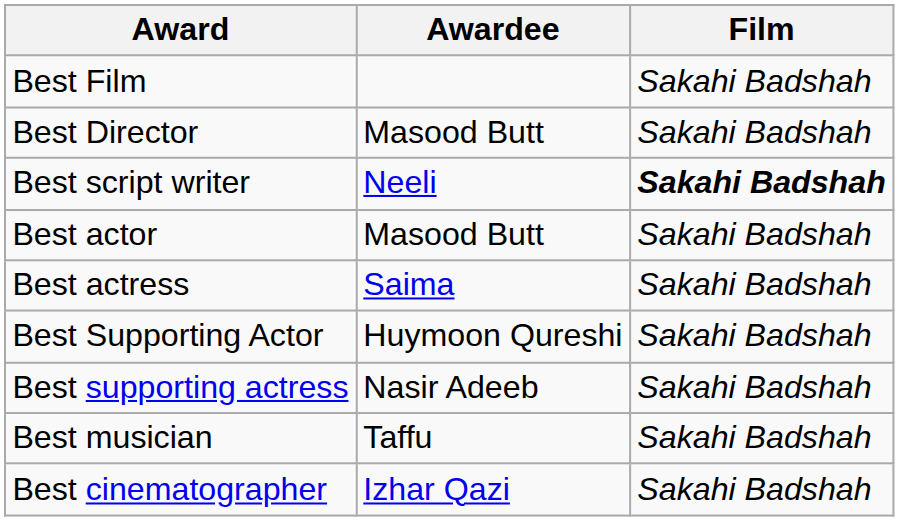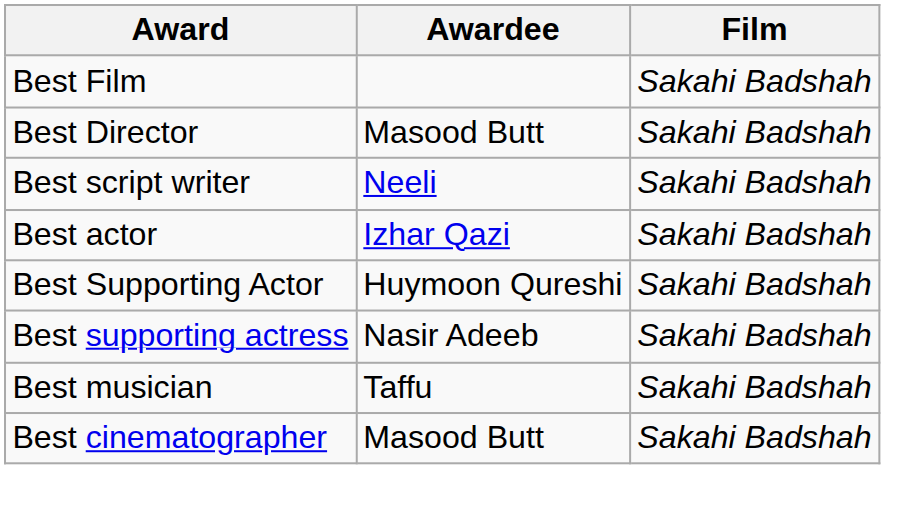(762, 183) bold -> (754, 183) normal
(454, 234) Masood Butt -> (437, 234) Izhar Qazi
- row: (101, 285)
(437, 489) Izhar Qazi -> (454, 438) Masood Butt
